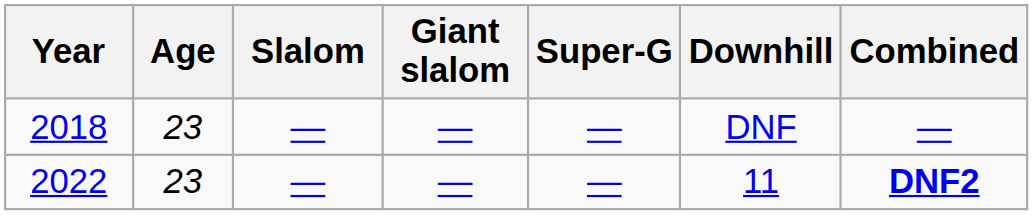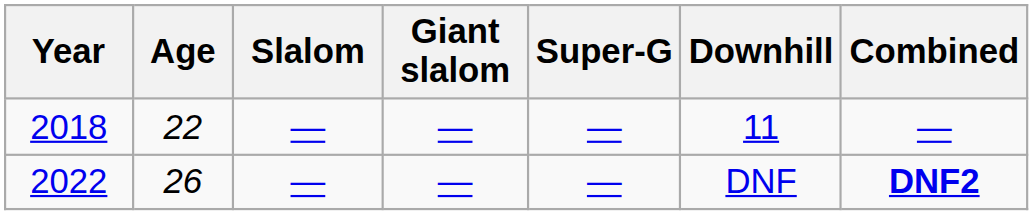(183, 126) 23 -> (183, 126) 22
(761, 126) DNF -> (761, 126) 11
(183, 181) 23 -> (183, 181) 26
(761, 181) 11 -> (761, 181) DNF
